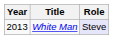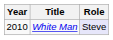(17, 27) 2013 -> (17, 27) 2010
